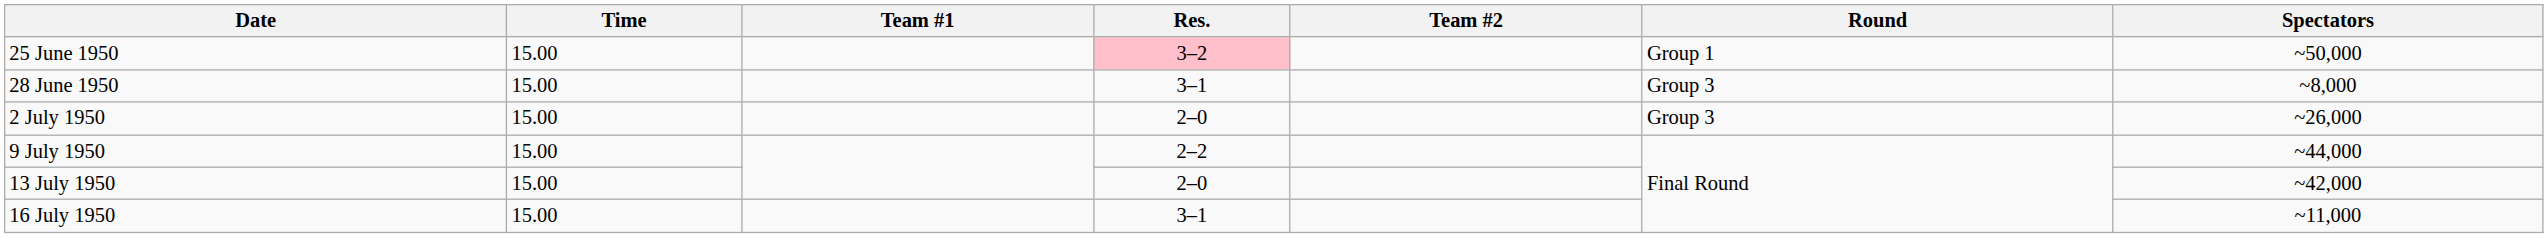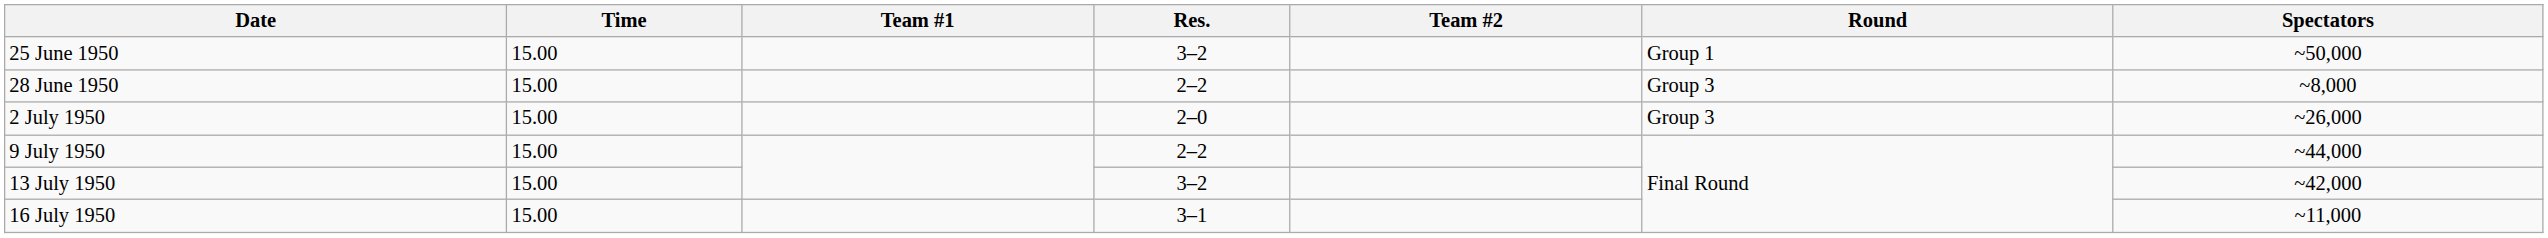(1192, 53) pink background -> (1192, 53) no background
(1192, 85) 3–1 -> (1192, 85) 2–2
(1192, 183) 2–0 -> (1192, 183) 3–2
